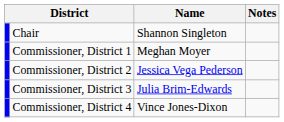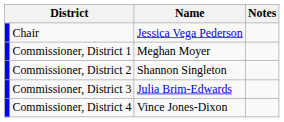(182, 32) Shannon Singleton -> (190, 32) Jessica Vega Pederson
(190, 70) Jessica Vega Pederson -> (182, 70) Shannon Singleton
